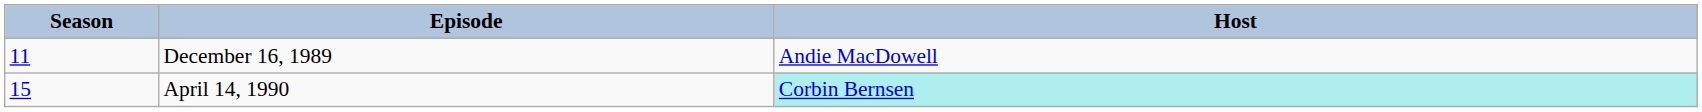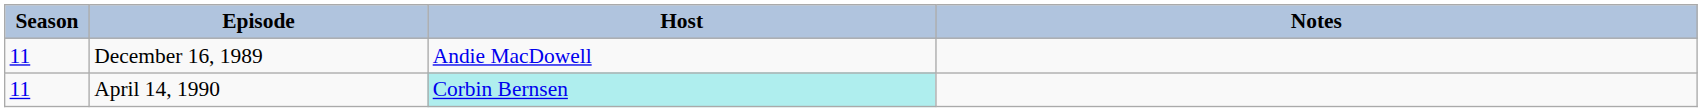+ column: (1316, 21)
(20, 89) 15 -> (20, 89) 11
